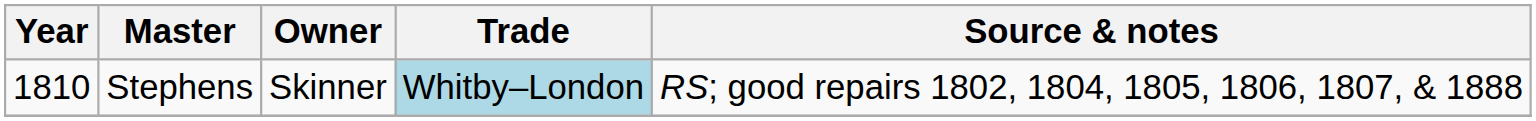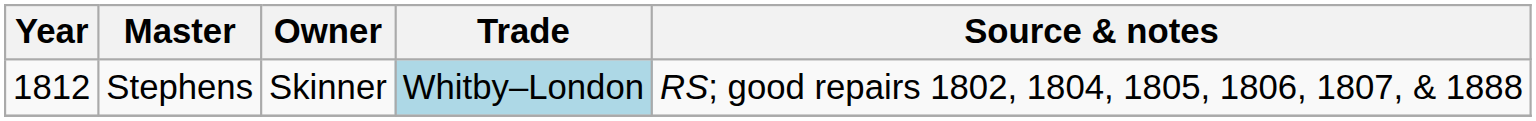(52, 87) 1810 -> (52, 87) 1812
